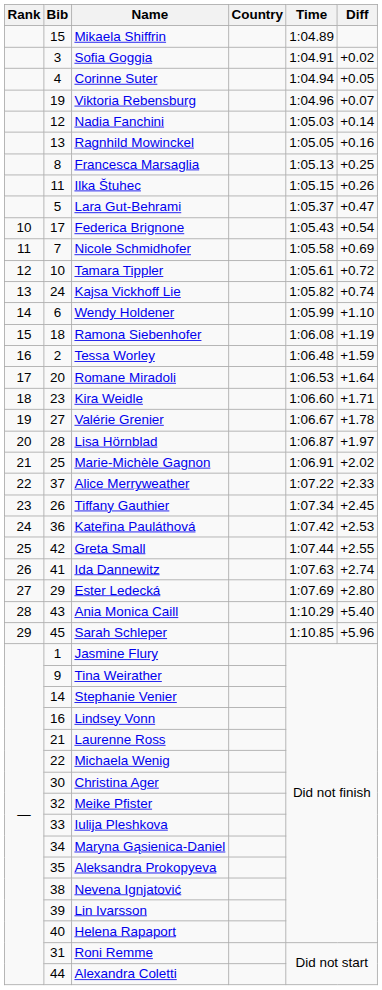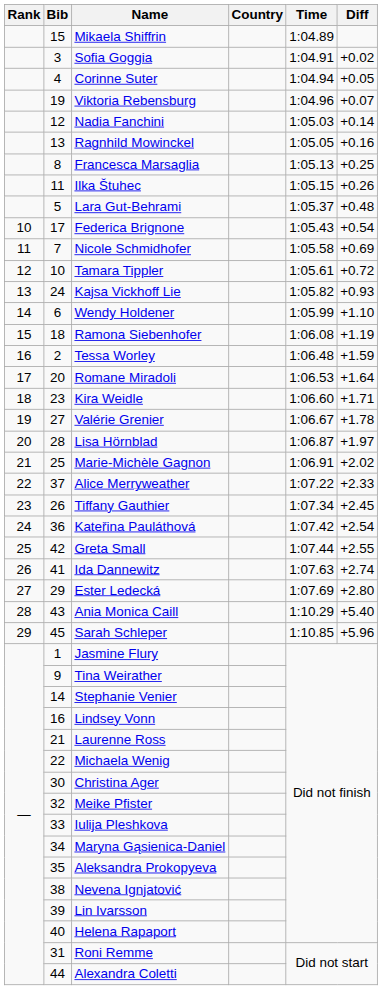(357, 206) +0.47 -> (357, 206) +0.48
(357, 292) +0.74 -> (357, 292) +0.93
(357, 526) +2.53 -> (357, 526) +2.54
